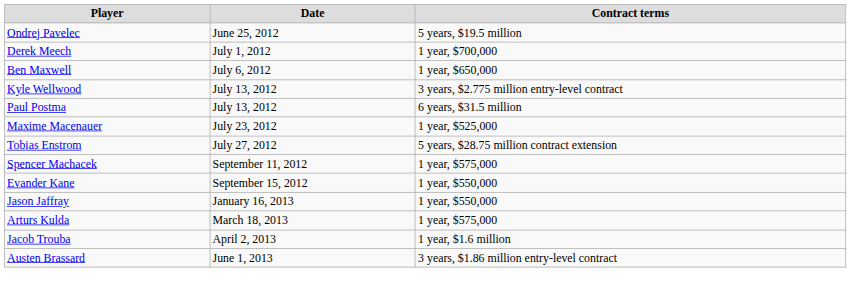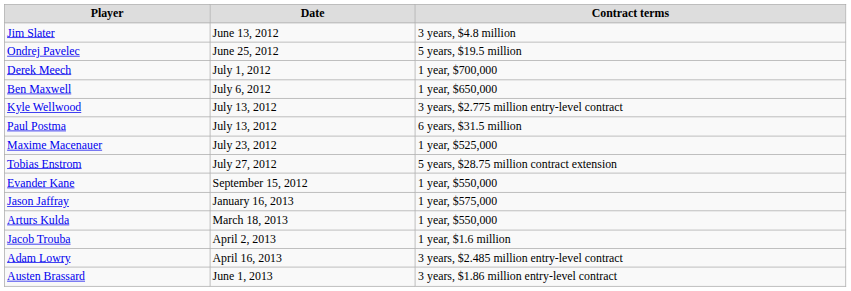+ row: (31, 32)
- row: (52, 164)
(458, 201) 1 year, $550,000 -> (458, 201) 1 year, $575,000
(458, 220) 1 year, $575,000 -> (458, 220) 1 year, $550,000
+ row: (39, 257)
